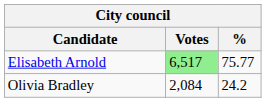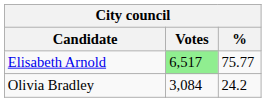(186, 85) 2,084 -> (186, 85) 3,084
